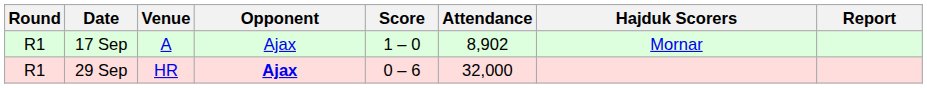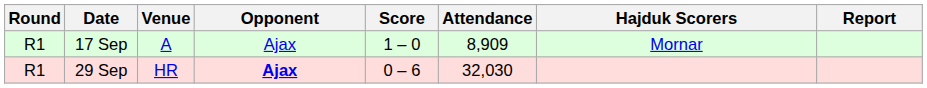(487, 44) 8,902 -> (487, 44) 8,909
(487, 70) 32,000 -> (487, 70) 32,030
